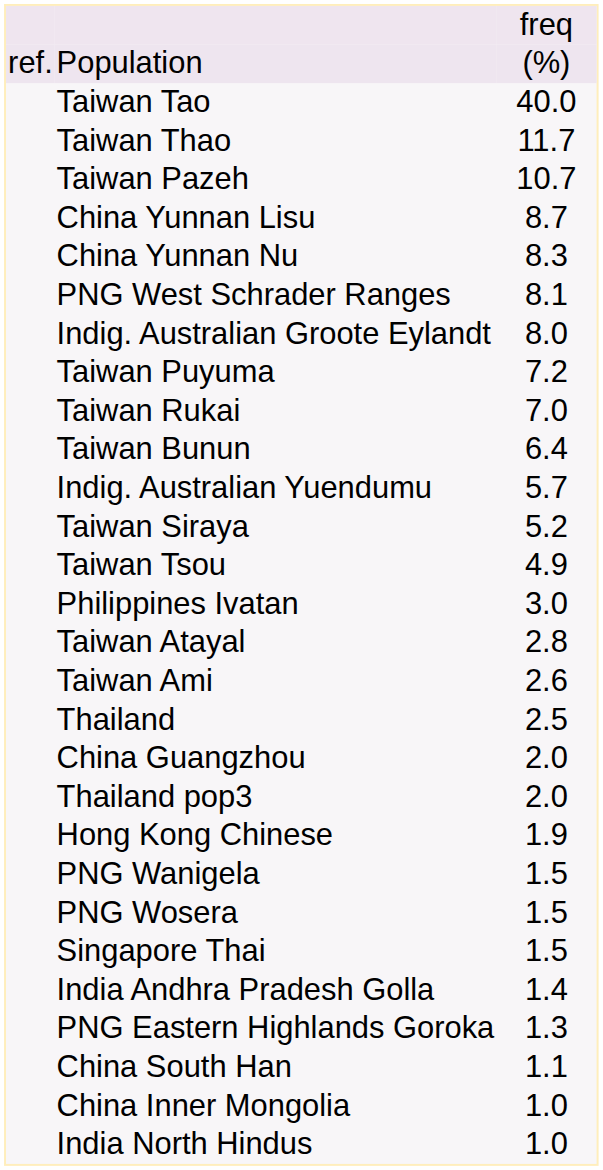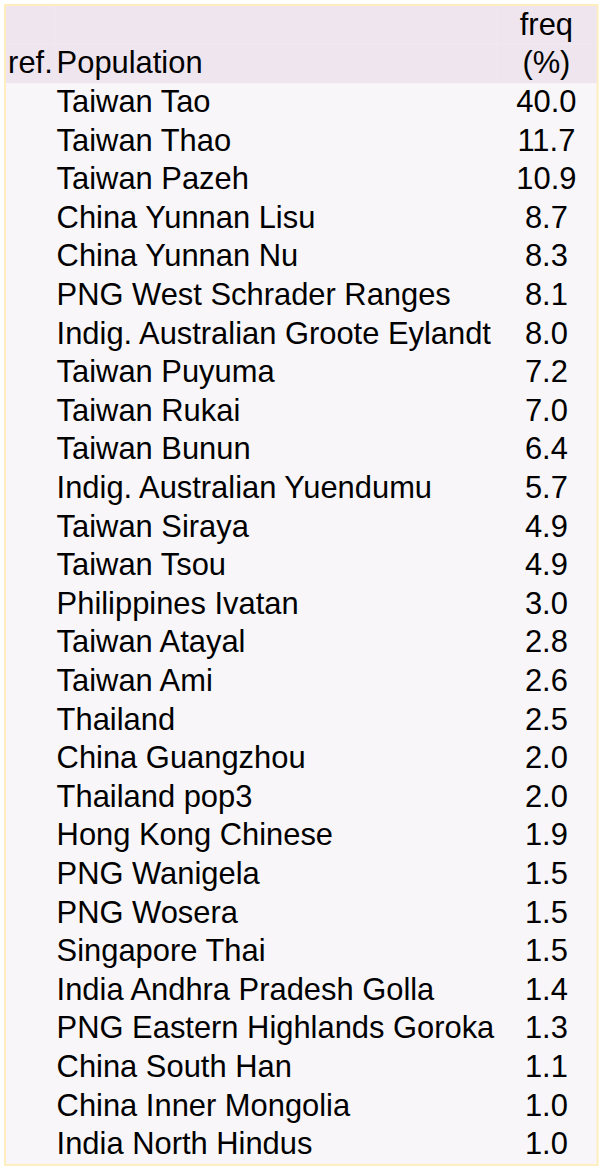(546, 179) 10.7 -> (546, 179) 10.9
(546, 526) 5.2 -> (546, 526) 4.9
